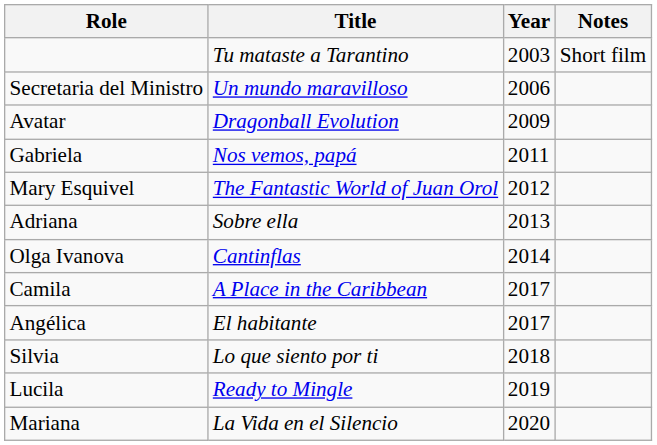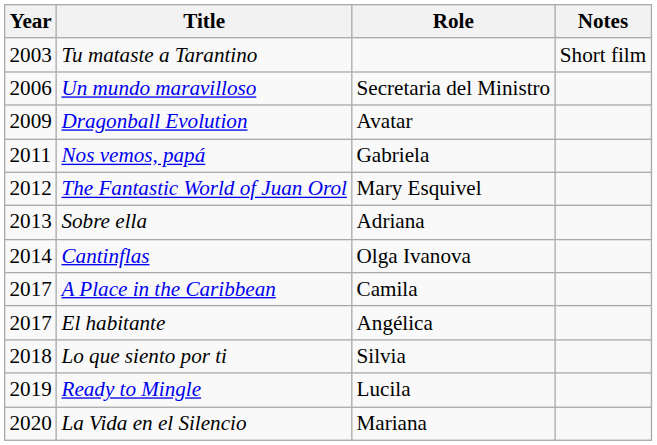columns swapped: (529, 21) <-> (106, 21)
